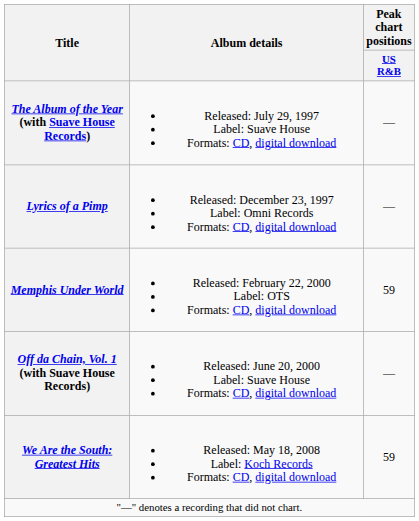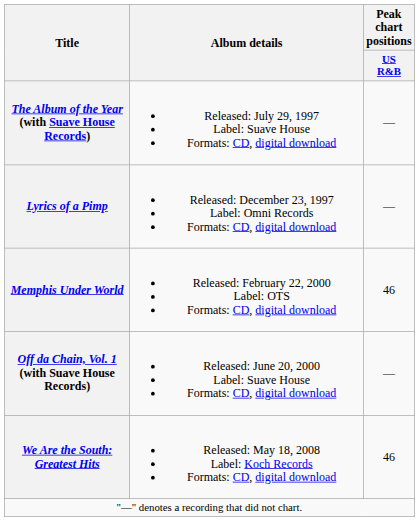(389, 289) 59 -> (389, 289) 46
(389, 456) 59 -> (389, 456) 46
